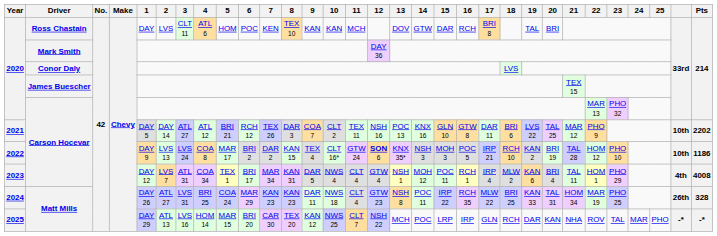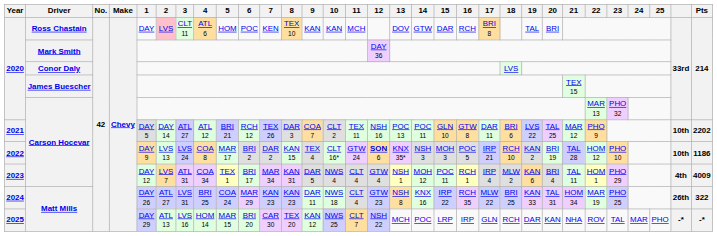(166, 29) no background -> (166, 29) pink background
(423, 130) KNX 16 -> (423, 130) POC 11
(702, 175) 4008 -> (702, 175) 4009
(423, 197) POC 11 -> (423, 197) KNX 16
(702, 198) 328 -> (702, 198) 322
